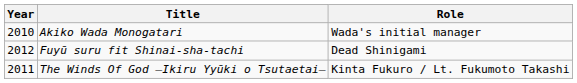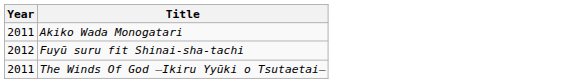- column: (450, 14)
(21, 32) 2010 -> (21, 32) 2011
